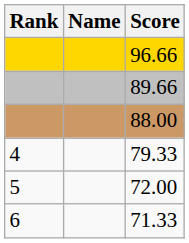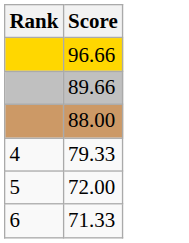- column: (94, 21)
